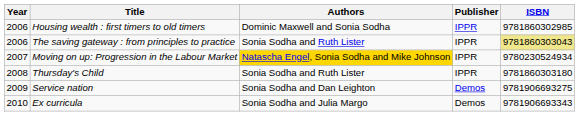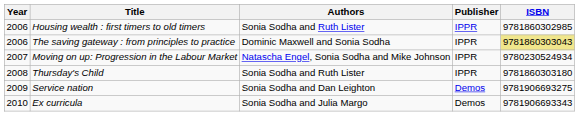(316, 27) Dominic Maxwell and Sonia Sodha -> (303, 27) Sonia Sodha and Ruth Lister
(303, 42) Sonia Sodha and Ruth Lister -> (316, 42) Dominic Maxwell and Sonia Sodha
(346, 57) gold background -> (346, 57) no background
